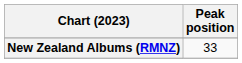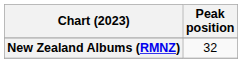(210, 48) 33 -> (210, 48) 32
